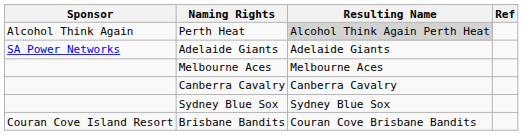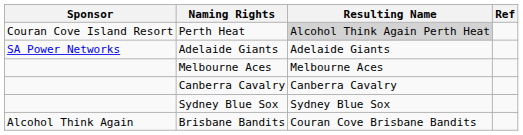(70, 31) Alcohol Think Again -> (90, 31) Couran Cove Island Resort
(90, 121) Couran Cove Island Resort -> (70, 121) Alcohol Think Again
